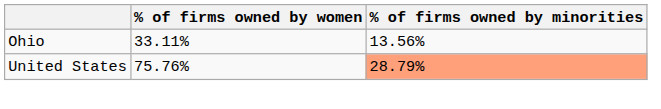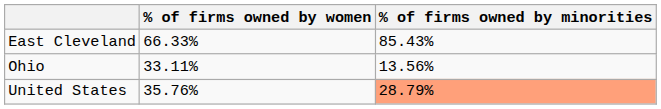+ row: (72, 42)
(161, 67) 75.76% -> (171, 91) 35.76%
